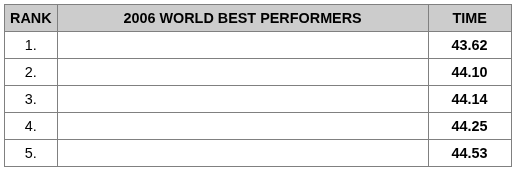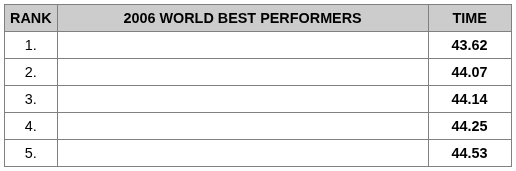(470, 72) 44.10 -> (470, 72) 44.07
